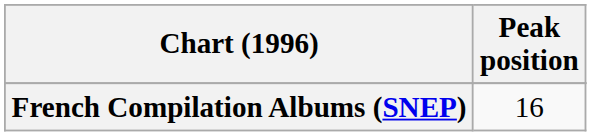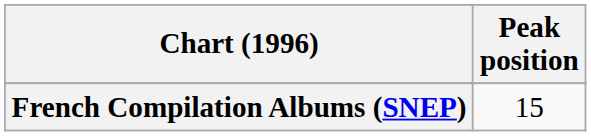(529, 106) 16 -> (529, 106) 15
